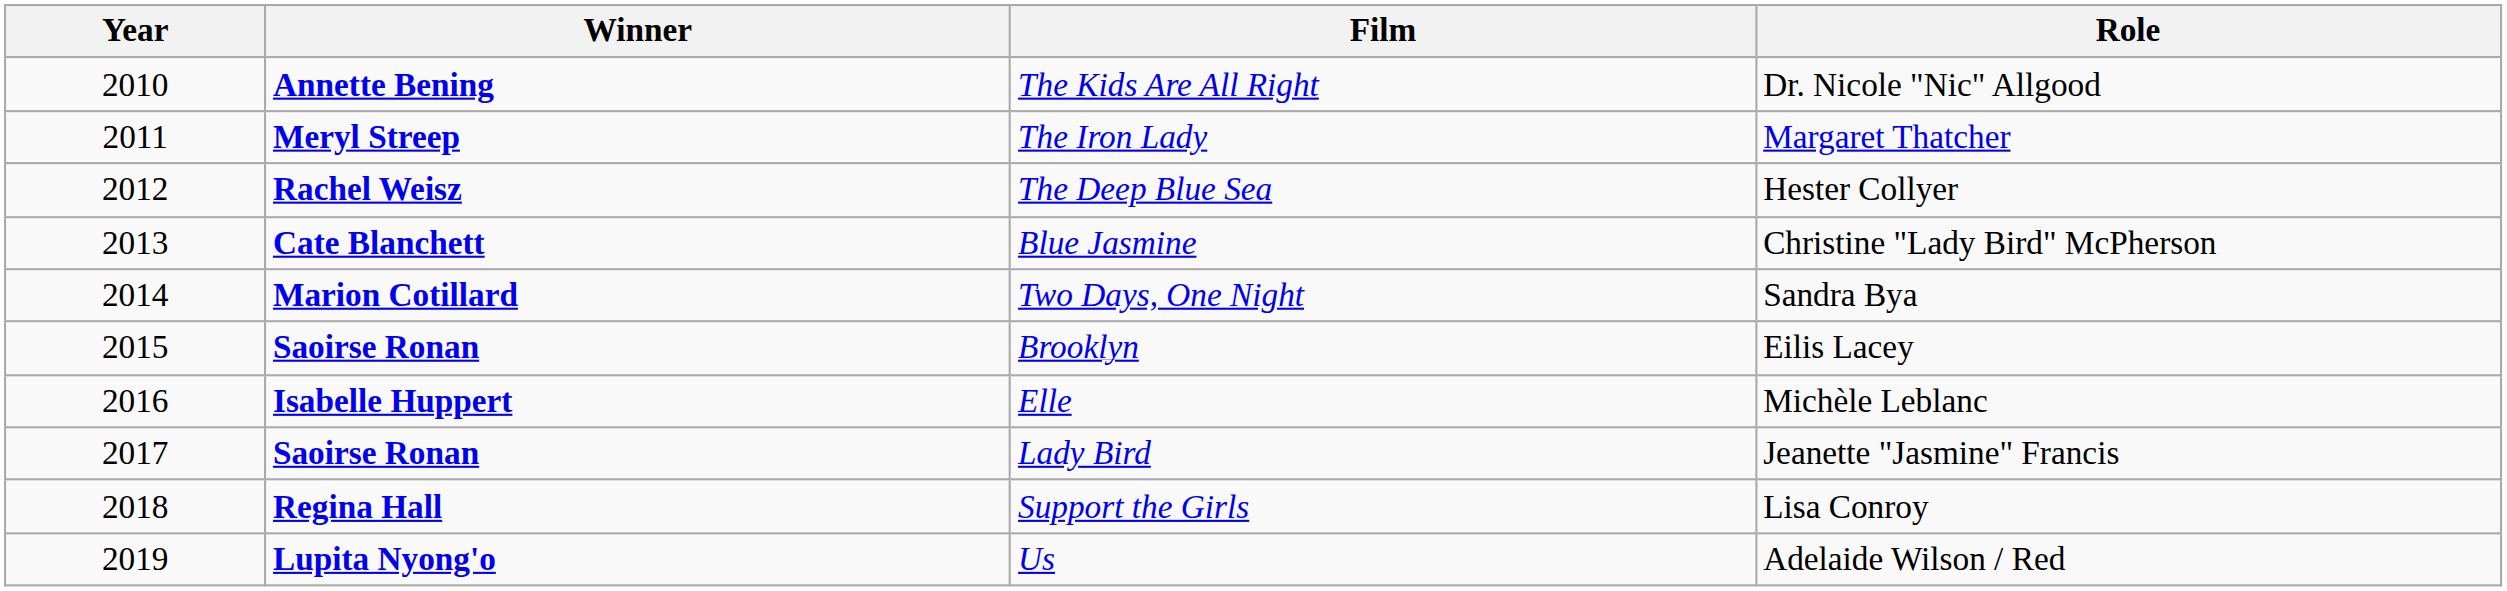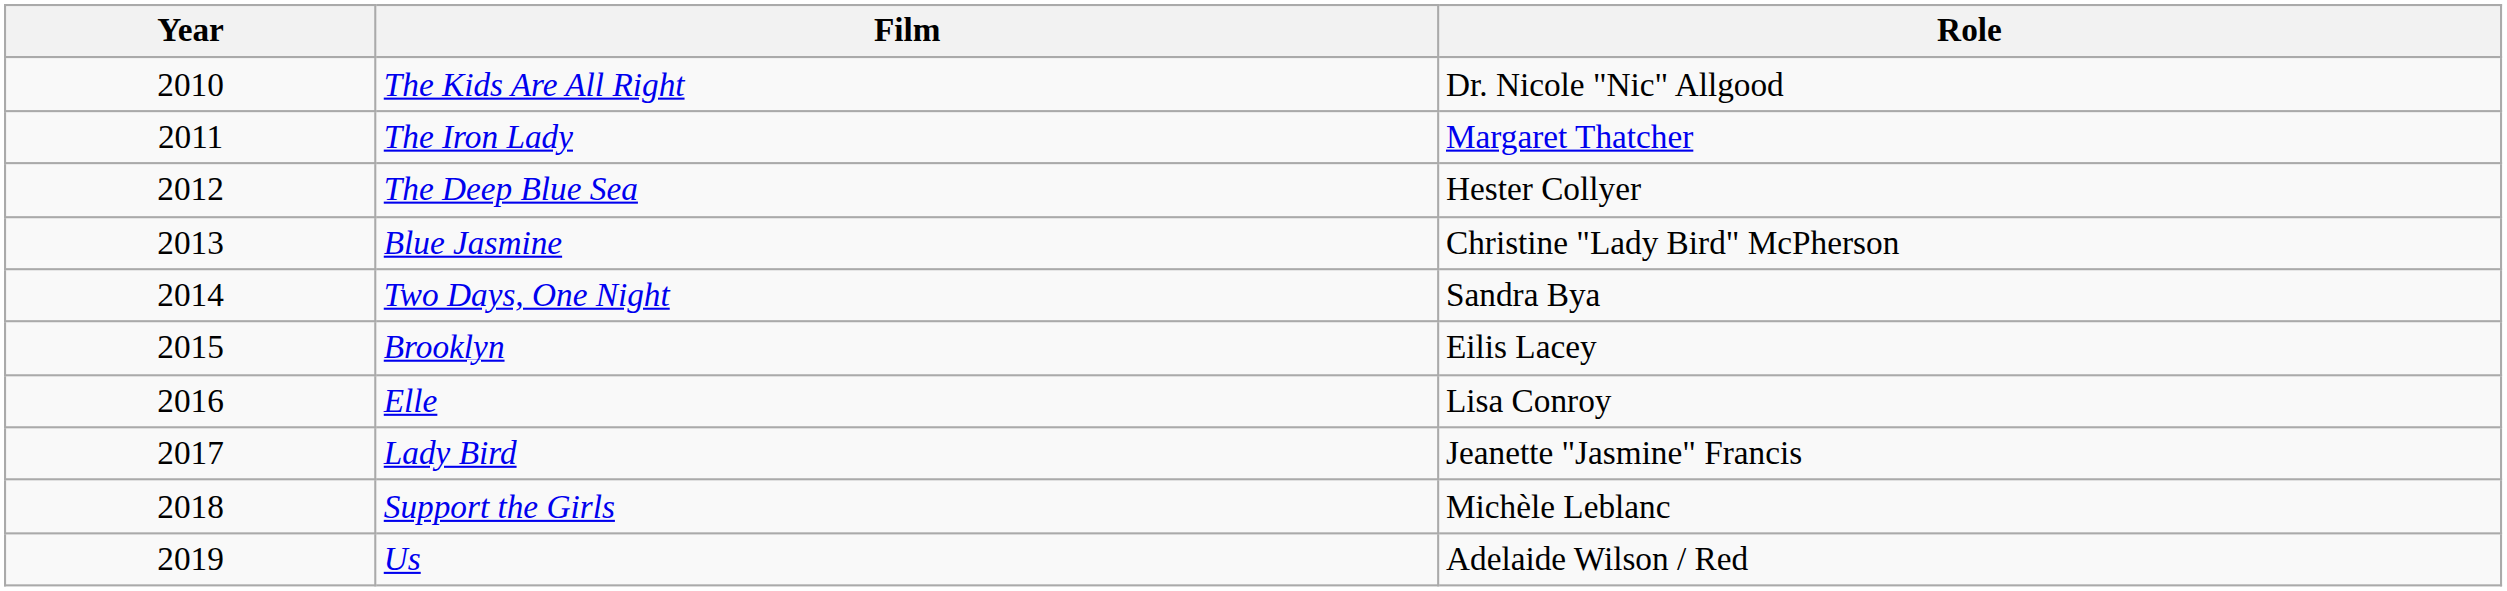- column: (638, 30)
(1875, 400) Michèle Leblanc -> (1529, 400) Lisa Conroy
(1846, 505) Lisa Conroy -> (1558, 505) Michèle Leblanc
